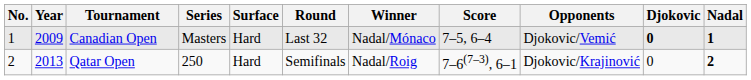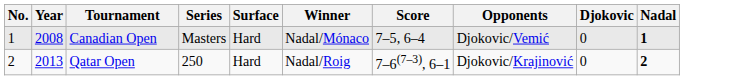- column: (315, 15)
(49, 37) 2009 -> (49, 37) 2008
(650, 37) bold -> (583, 37) normal
